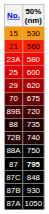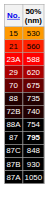(33, 59) 580 -> (33, 59) 588
- row: (13, 72)
- row: (13, 111)
(33, 151) 750 -> (33, 125) 754
